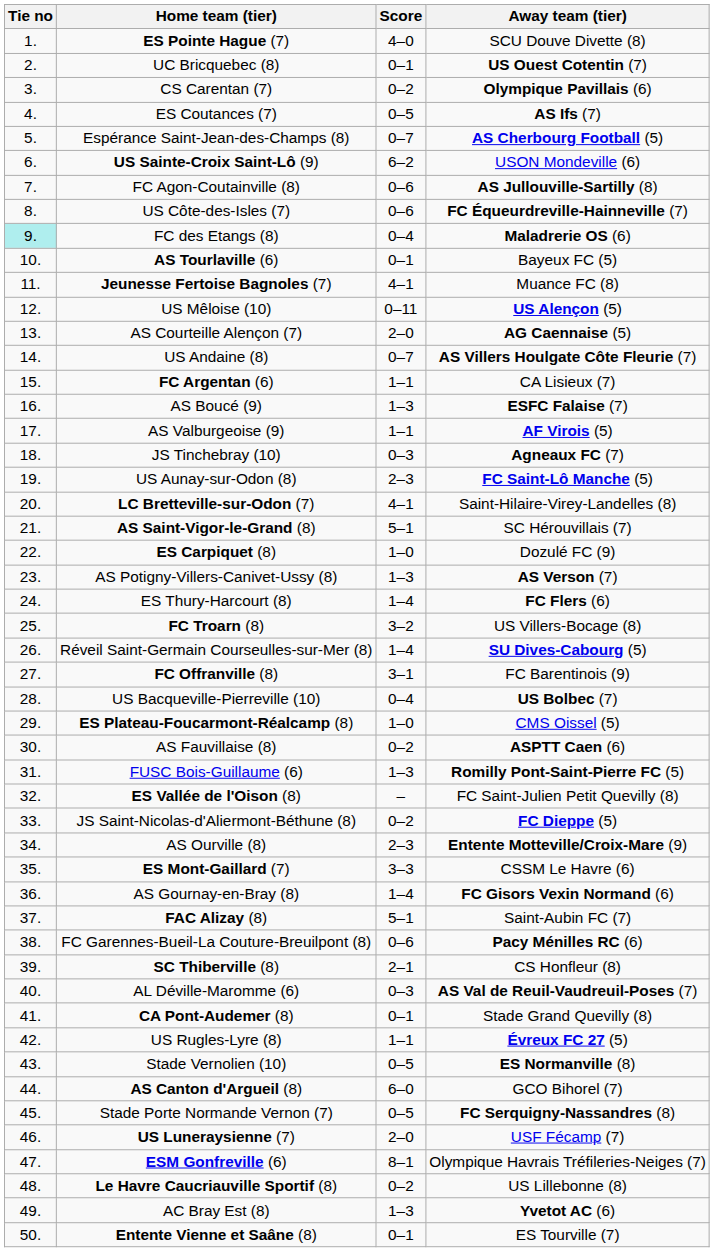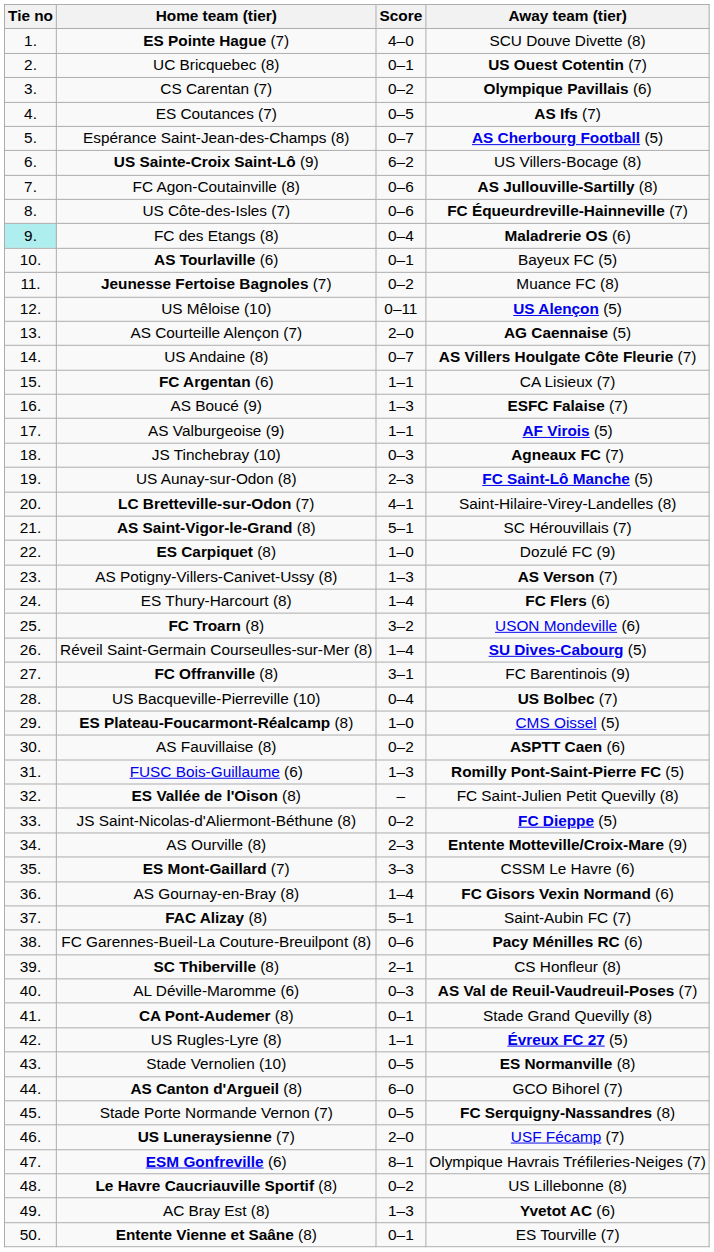(568, 162) USON Mondeville (6) -> (568, 162) US Villers-Bocage (8)
(401, 284) 4–1 -> (401, 284) 0–2
(568, 625) US Villers-Bocage (8) -> (568, 625) USON Mondeville (6)
